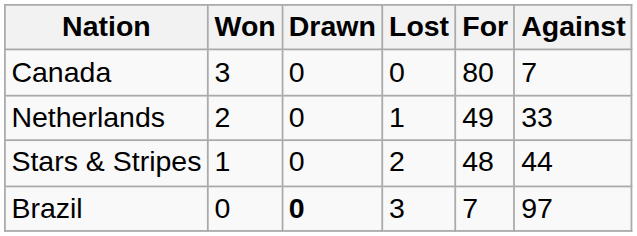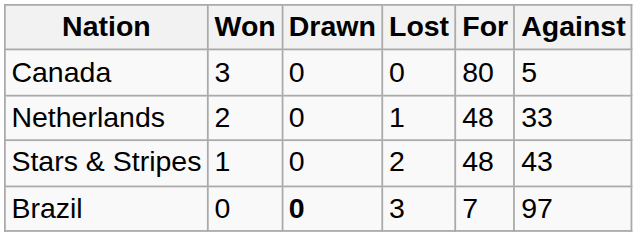(529, 72) 7 -> (529, 72) 5
(478, 117) 49 -> (478, 117) 48
(537, 162) 44 -> (537, 162) 43
